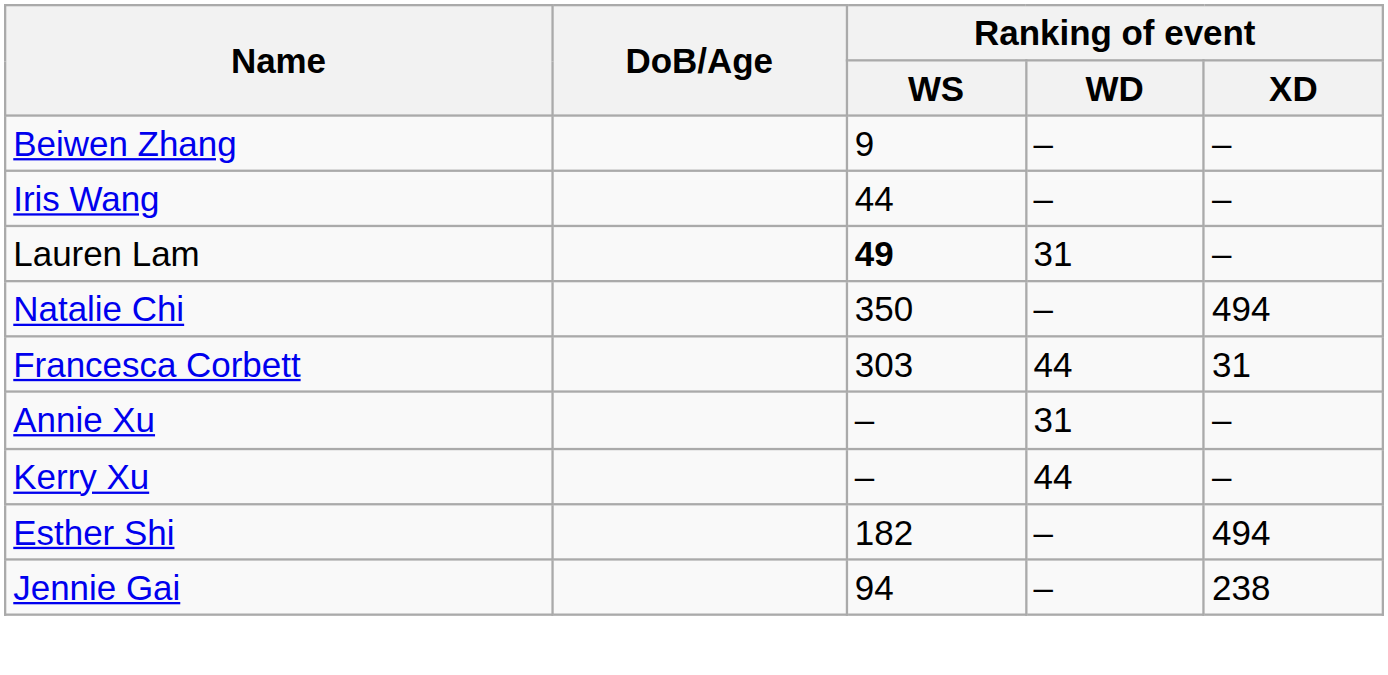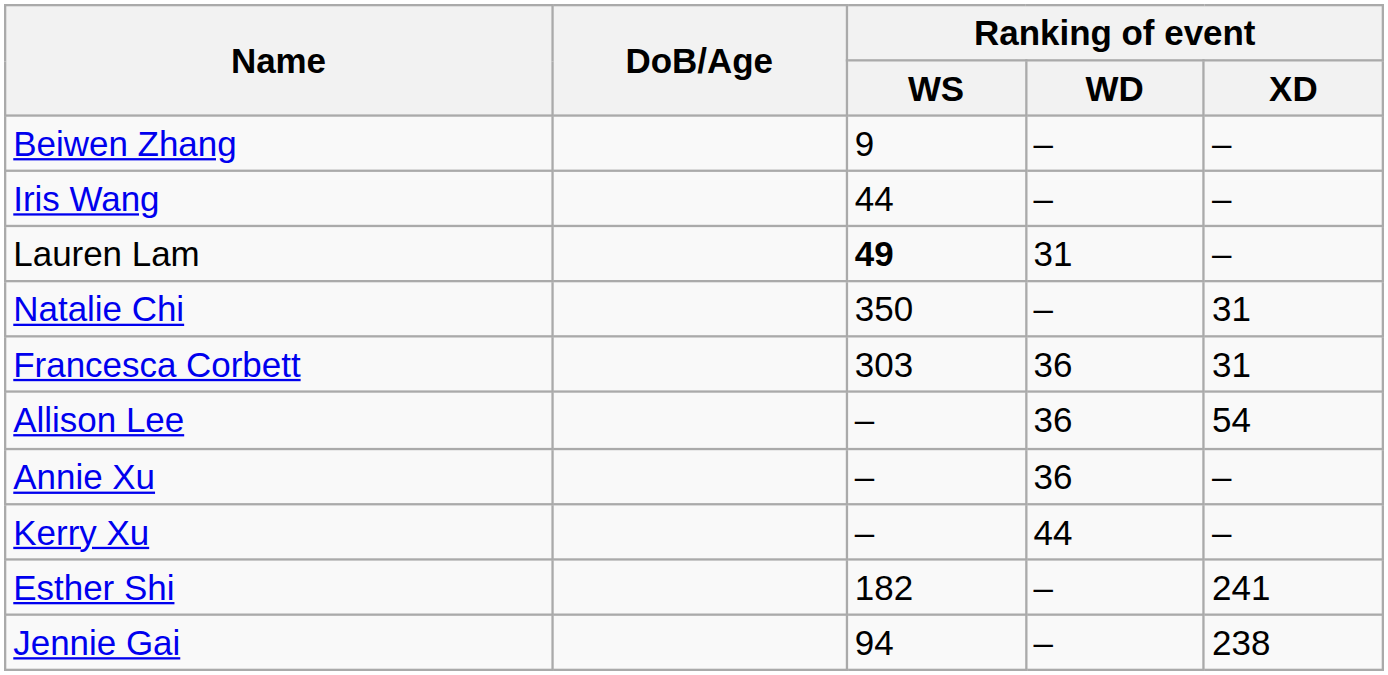(1241, 310) 494 -> (1232, 310) 31
(1053, 365) 44 -> (1053, 365) 36
+ row: (99, 420)
(1053, 420) 31 -> (1053, 476) 36
(1241, 531) 494 -> (1241, 586) 241
